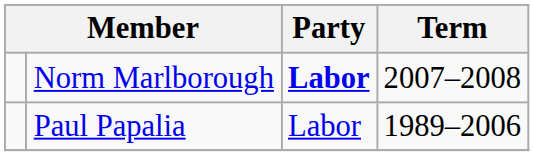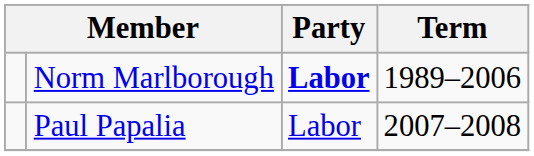(452, 77) 2007–2008 -> (452, 77) 1989–2006
(452, 125) 1989–2006 -> (452, 125) 2007–2008
